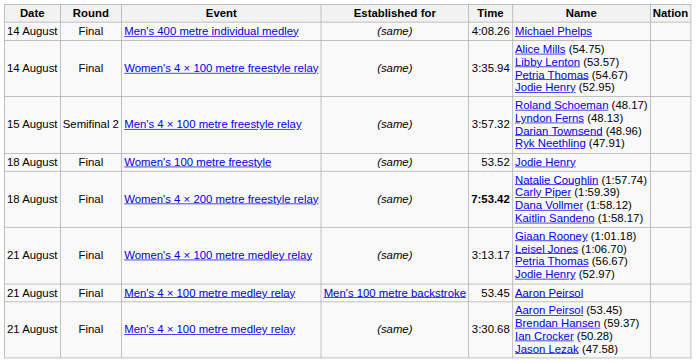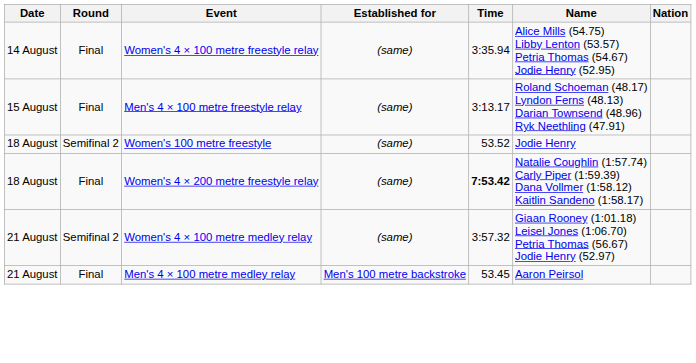- row: (211, 31)
(91, 125) Semifinal 2 -> (91, 107) Final
(491, 125) 3:57.32 -> (491, 107) 3:13.17
(91, 162) Final -> (91, 144) Semifinal 2
(91, 255) Final -> (91, 237) Semifinal 2
(491, 255) 3:13.17 -> (491, 237) 3:57.32
- row: (210, 330)
